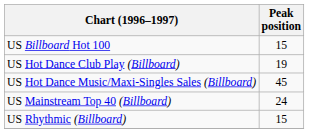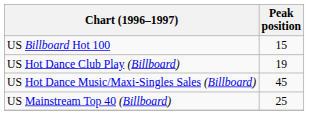(281, 100) 24 -> (281, 100) 25
- row: (67, 119)
